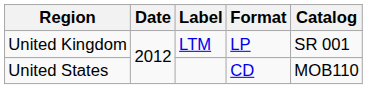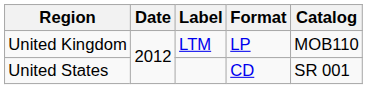(322, 44) SR 001 -> (327, 44) MOB110
(327, 70) MOB110 -> (322, 70) SR 001
